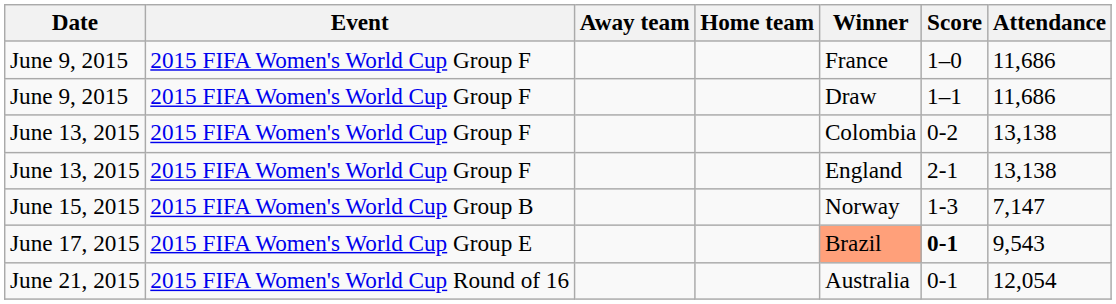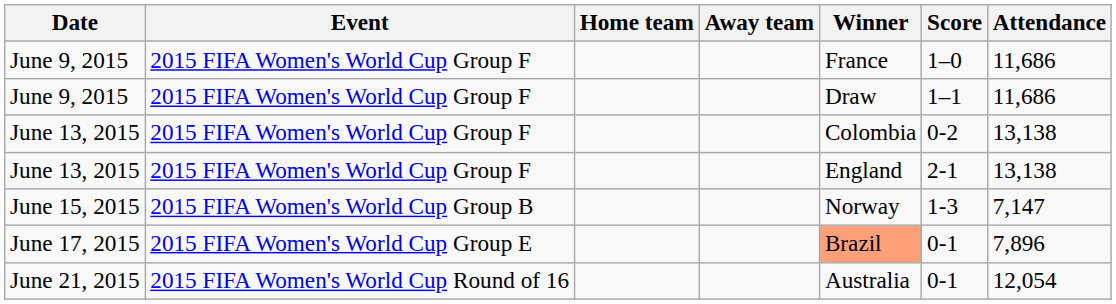columns swapped: (757, 22) <-> (635, 22)
(943, 243) bold -> (943, 243) normal
(1019, 243) 9,543 -> (1019, 243) 7,896
